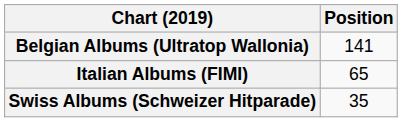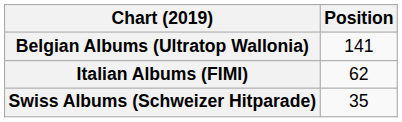(359, 74) 65 -> (359, 74) 62
